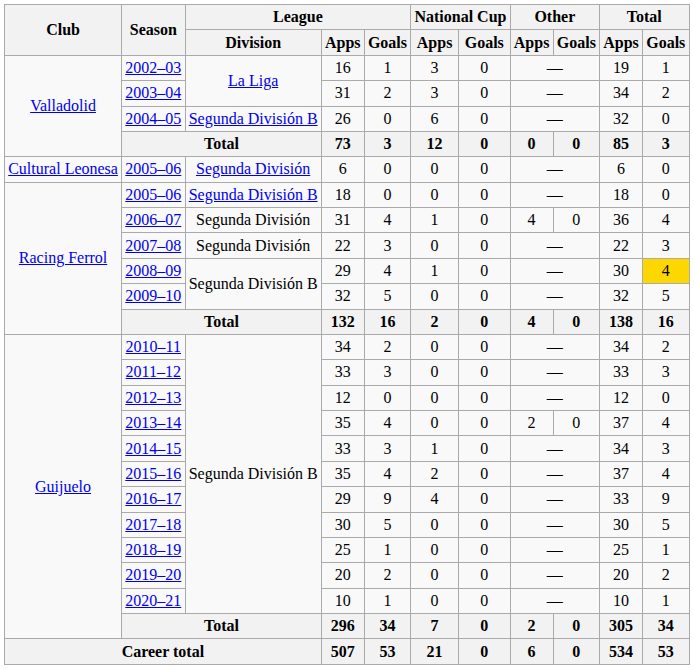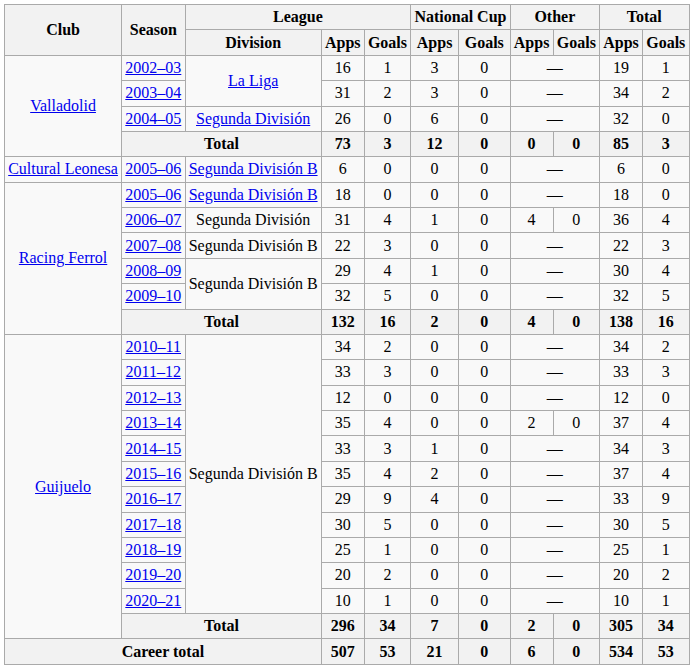(253, 118) Segunda División B -> (253, 118) Segunda División
(253, 169) Segunda División -> (253, 169) Segunda División B
(253, 245) Segunda División -> (253, 245) Segunda División B
(666, 270) gold background -> (666, 270) no background
